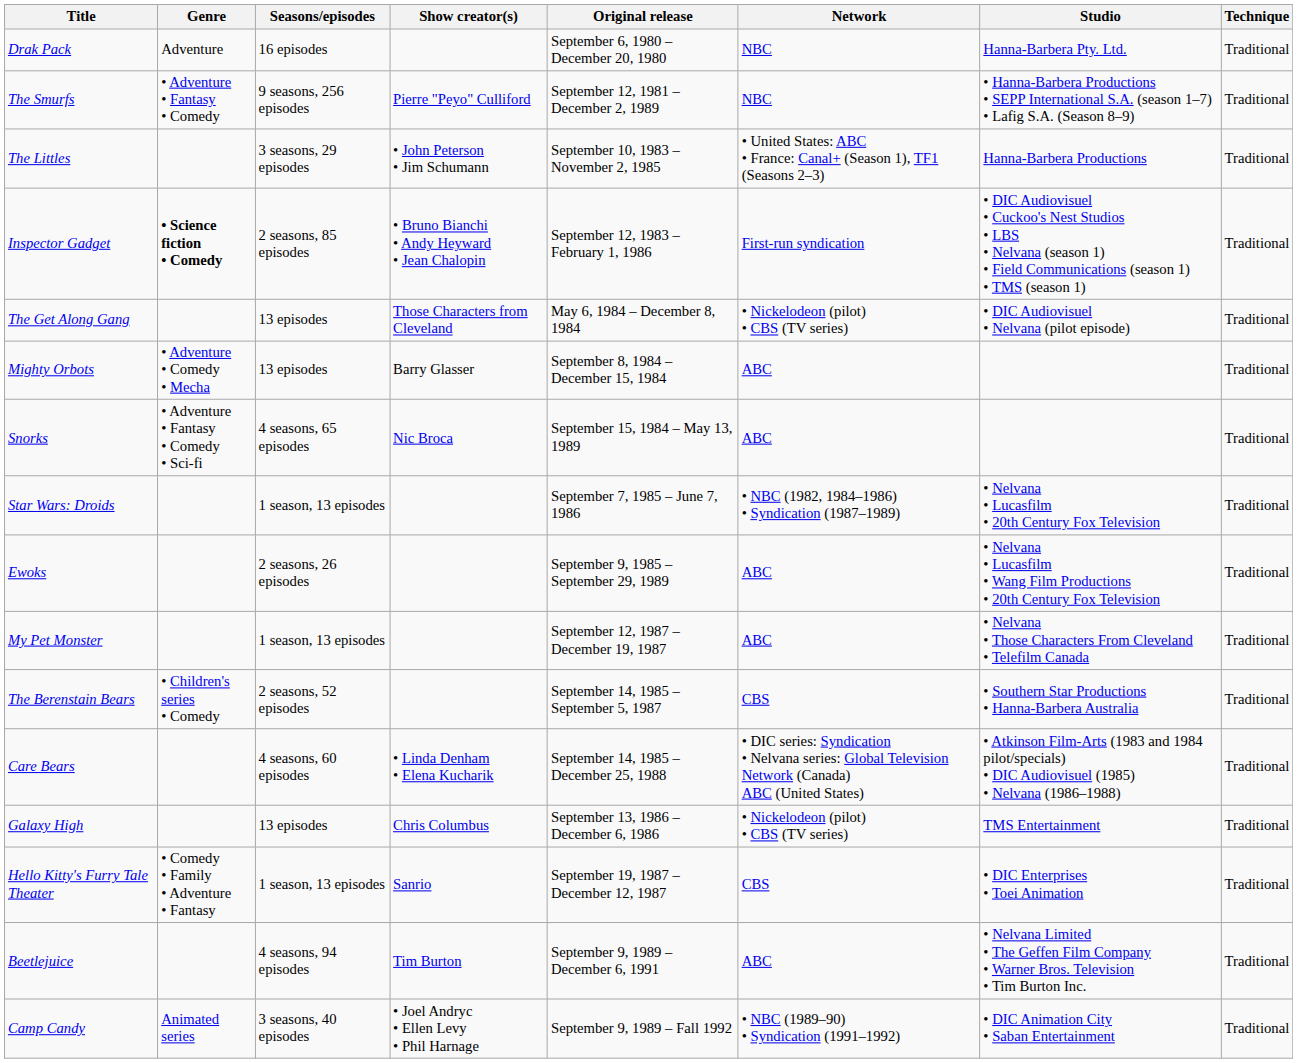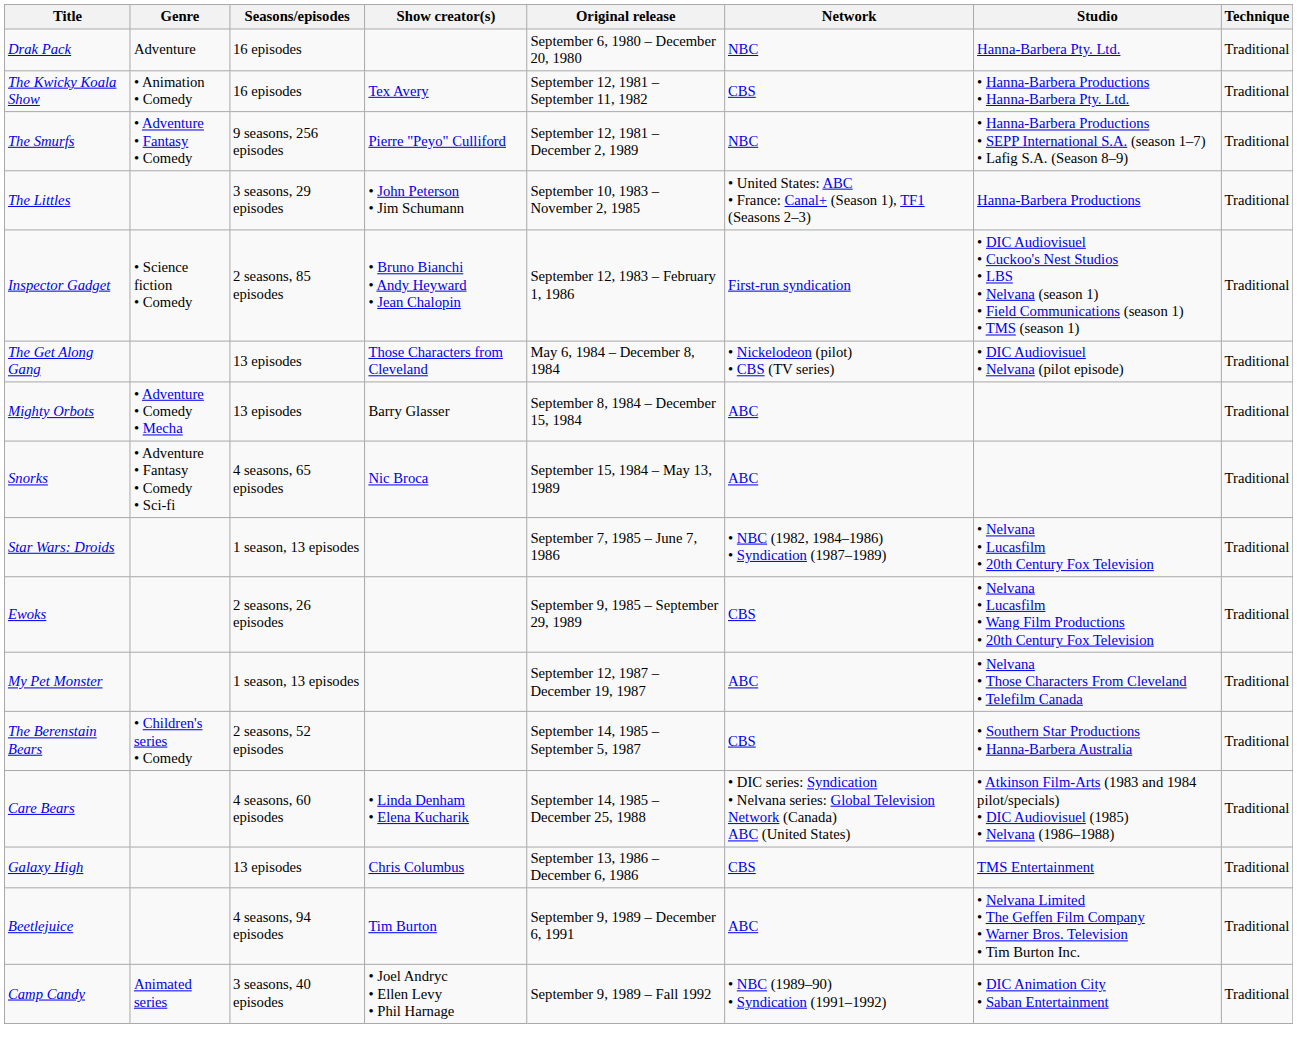+ row: (62, 91)
(192, 243) bold -> (163, 285) normal
(757, 573) ABC -> (742, 614) CBS
(804, 826) • Nickelodeon (pilot) • CBS (TV series) -> (742, 867) CBS
- row: (78, 885)
